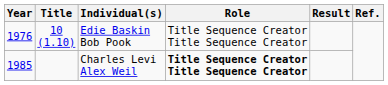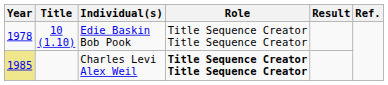(20, 36) 1976 -> (20, 36) 1978
(20, 66) no background -> (20, 66) khaki background
